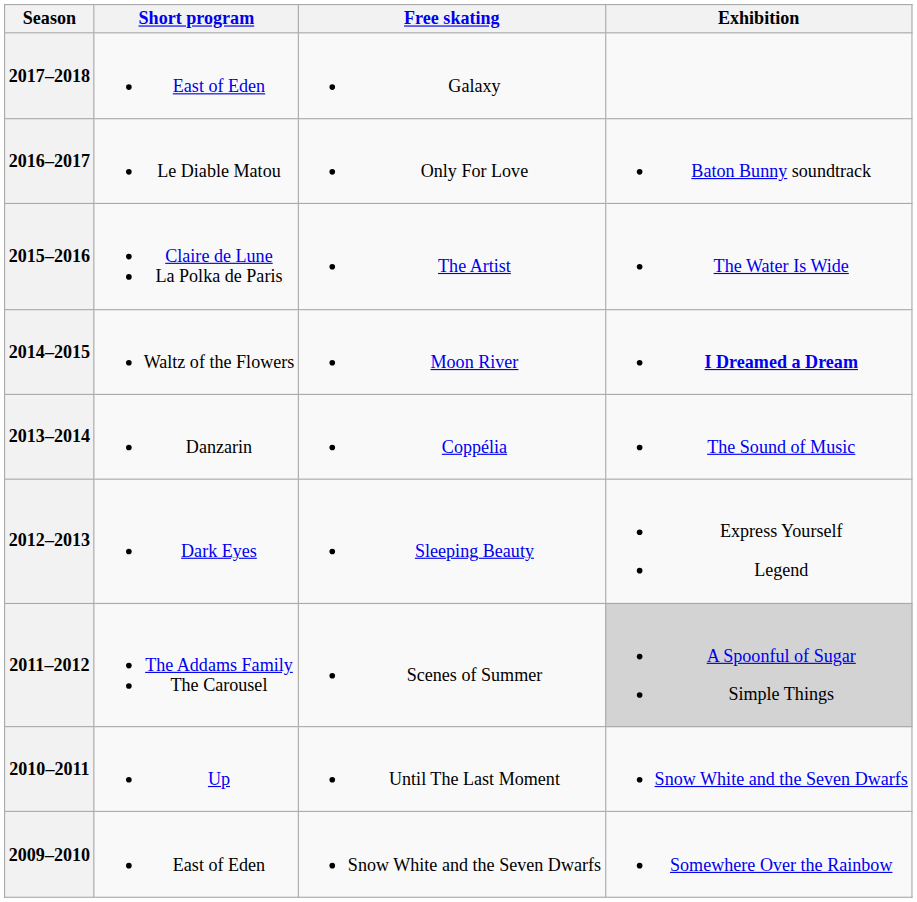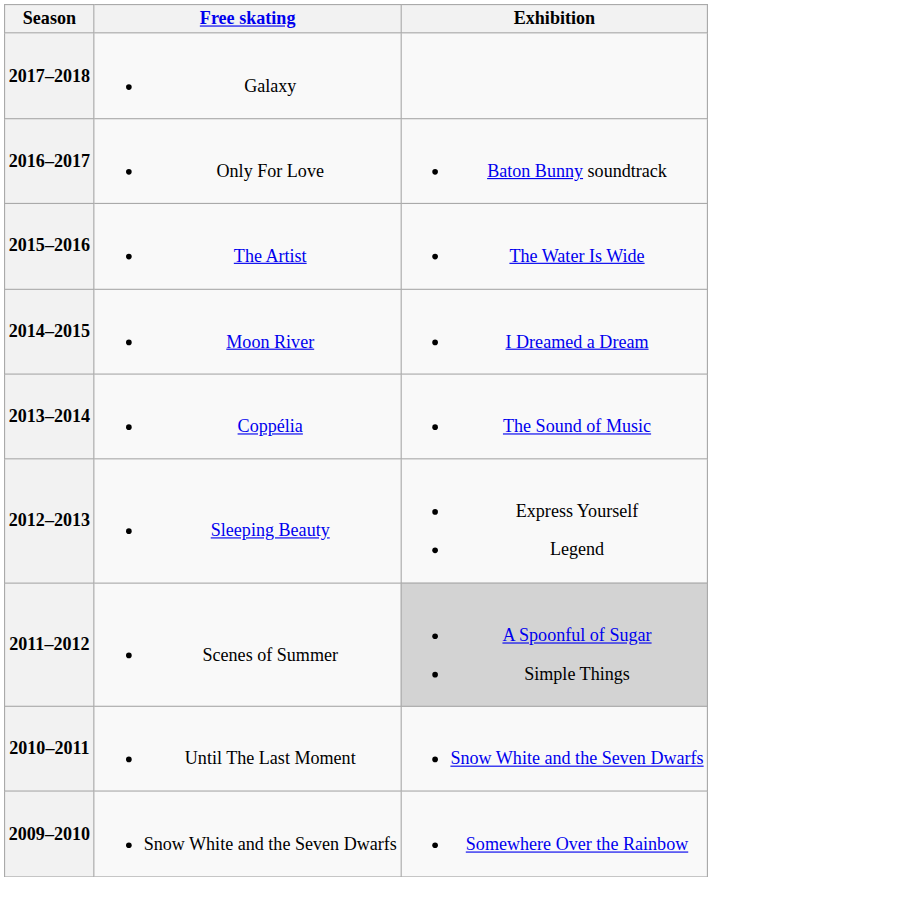- column: (196, 18)
(759, 362) bold -> (554, 342) normal
